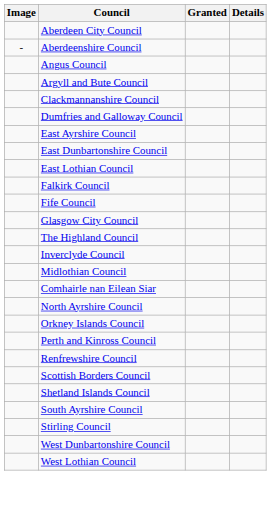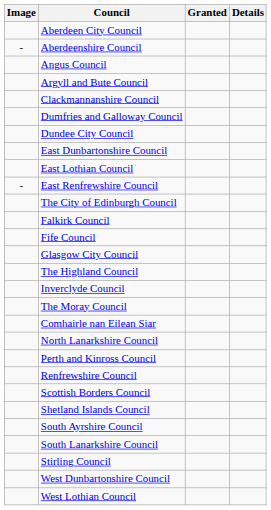+ row: (87, 133)
- row: (88, 133)
+ row: (99, 185)
+ row: (109, 202)
- row: (84, 271)
+ row: (84, 306)
- row: (92, 306)
+ row: (99, 340)
- row: (93, 323)
+ row: (99, 444)
